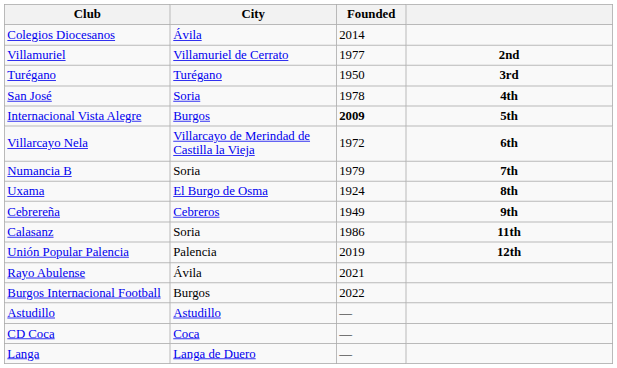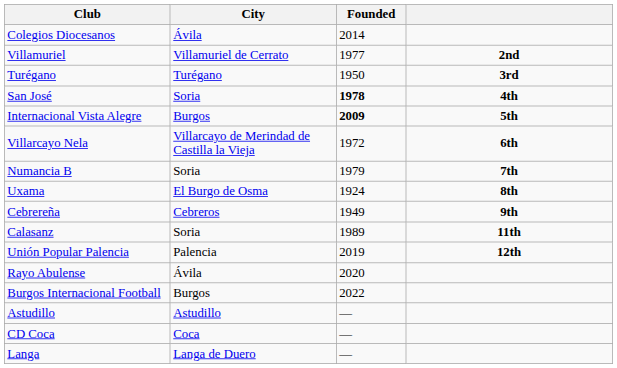(352, 95) normal -> (352, 95) bold
(352, 232) 1986 -> (352, 232) 1989
(352, 272) 2021 -> (352, 272) 2020
